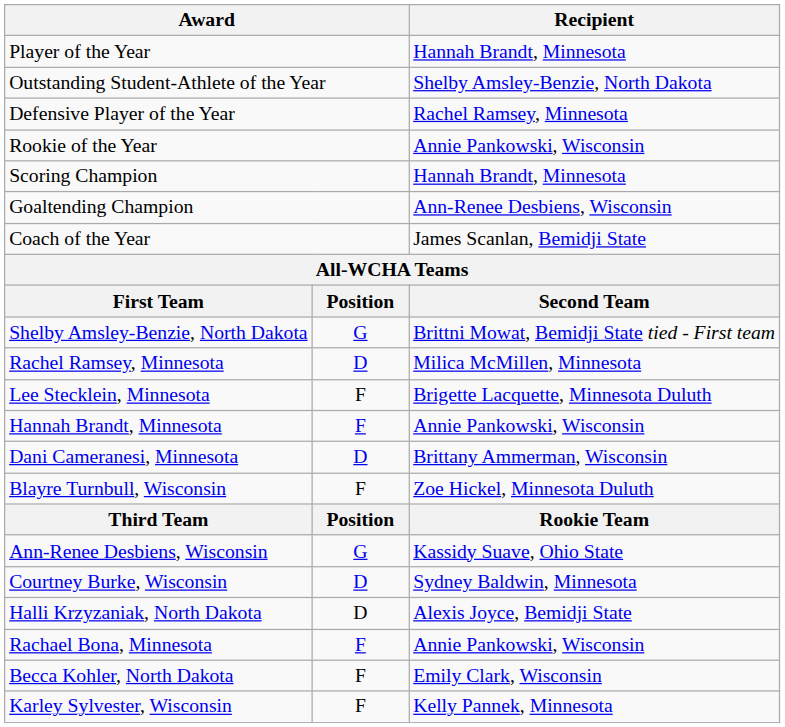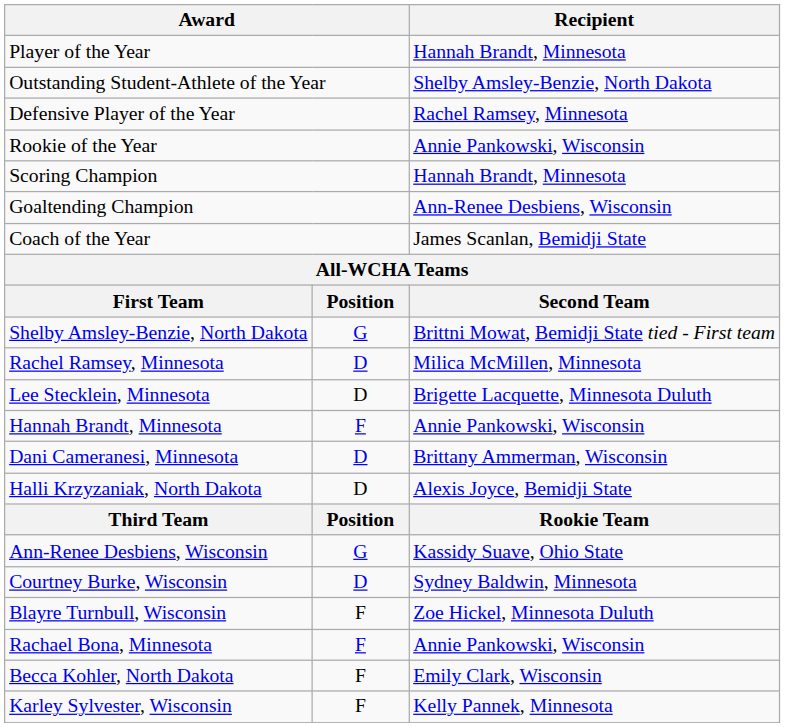(360, 394) F -> (360, 394) D
rows swapped: (118, 488) <-> (135, 613)
